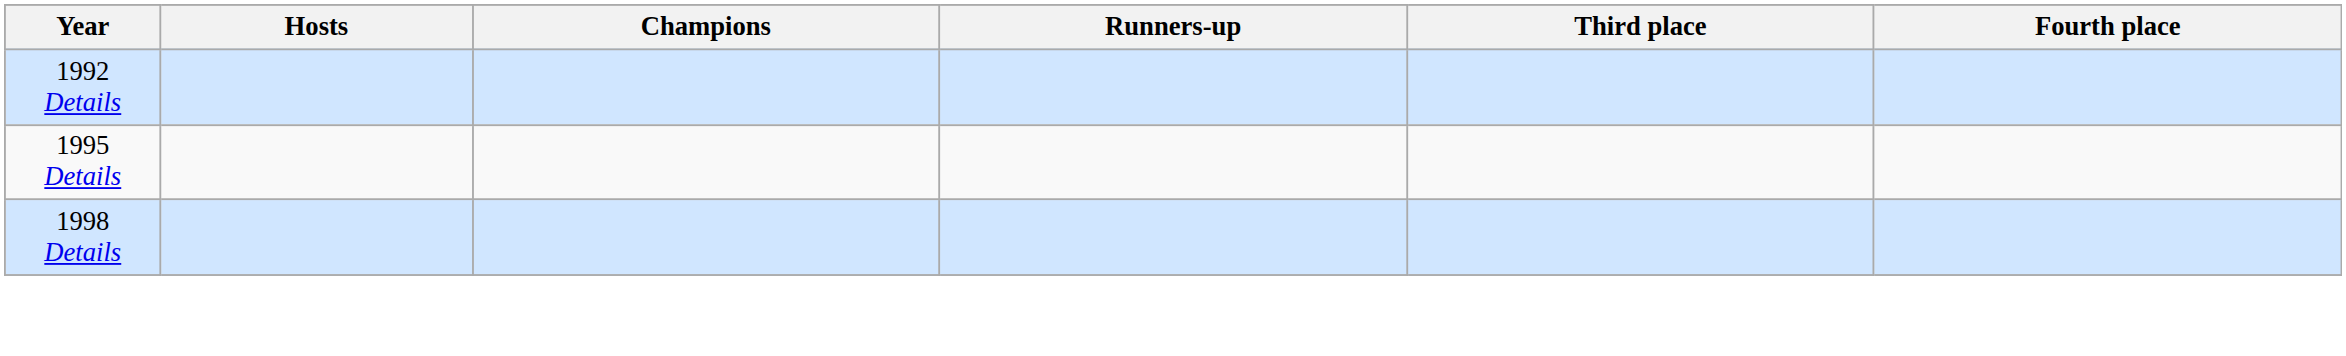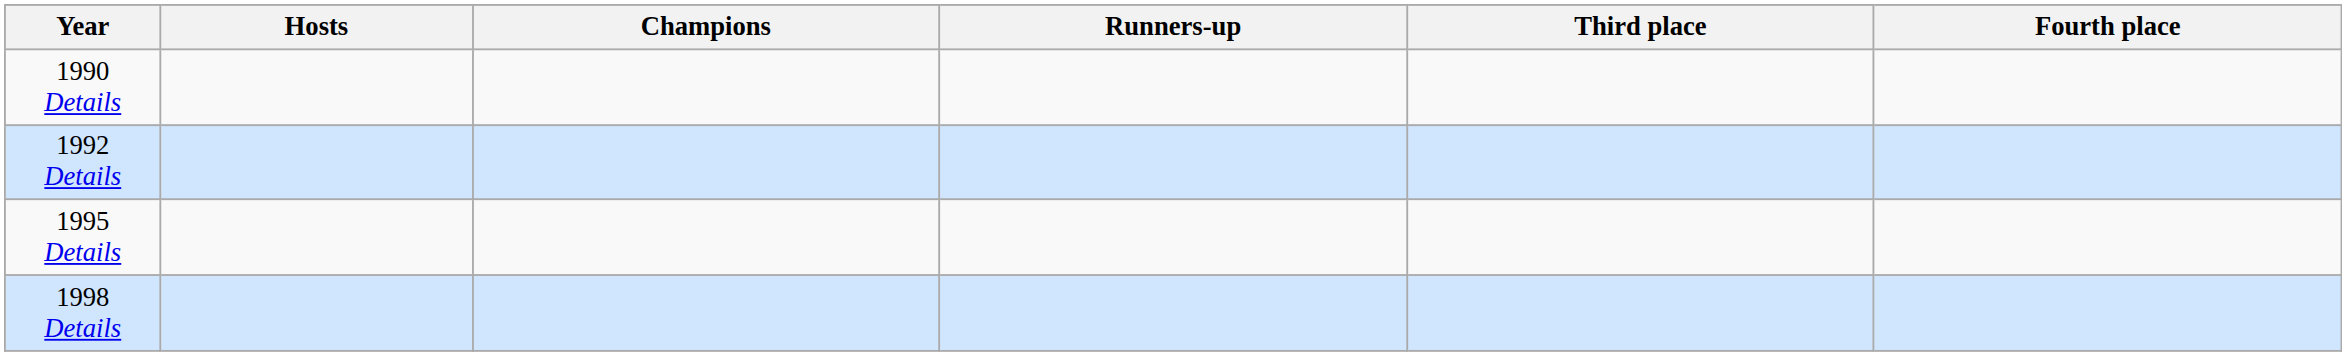+ row: (83, 86)
